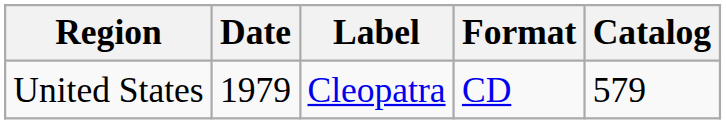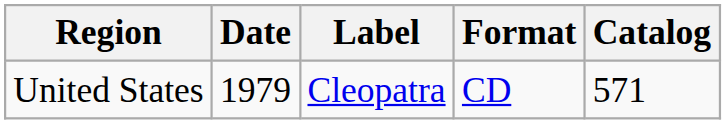(619, 88) 579 -> (619, 88) 571
